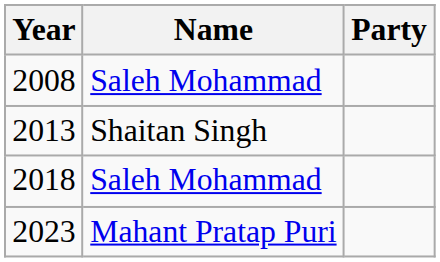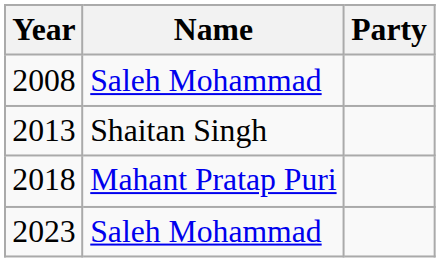(206, 180) Saleh Mohammad -> (213, 180) Mahant Pratap Puri
(213, 230) Mahant Pratap Puri -> (206, 230) Saleh Mohammad
